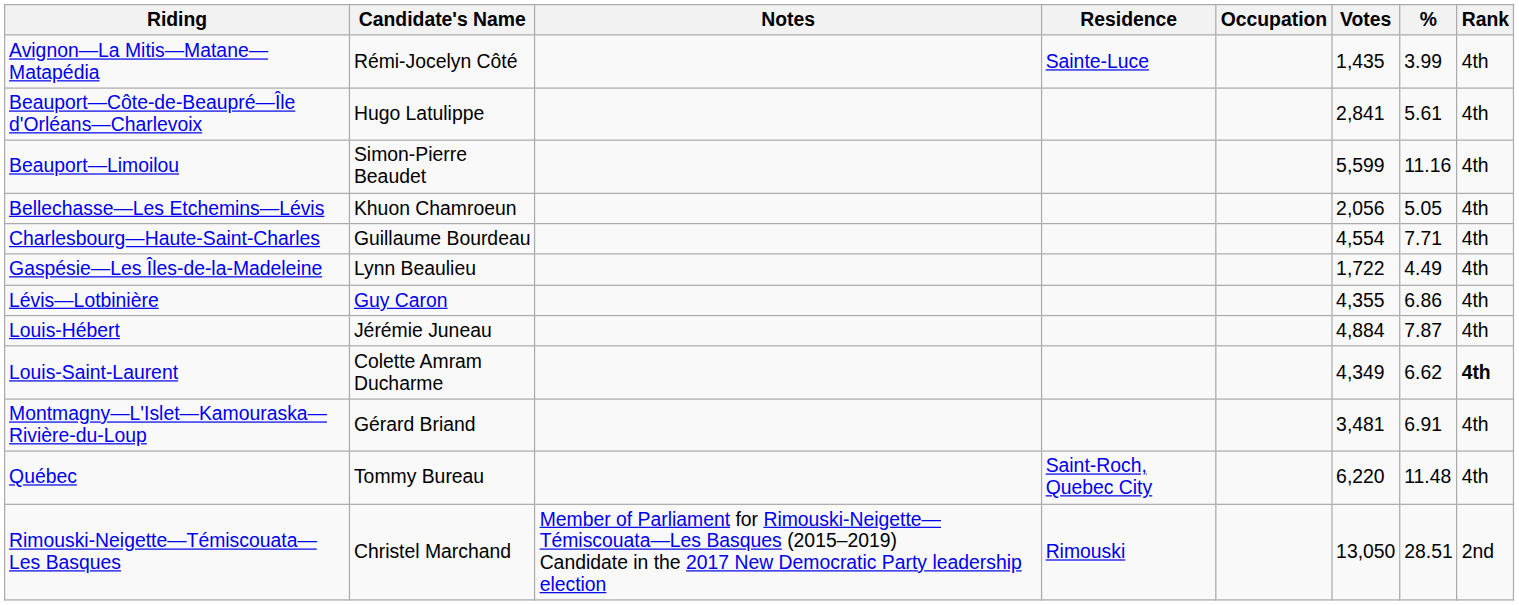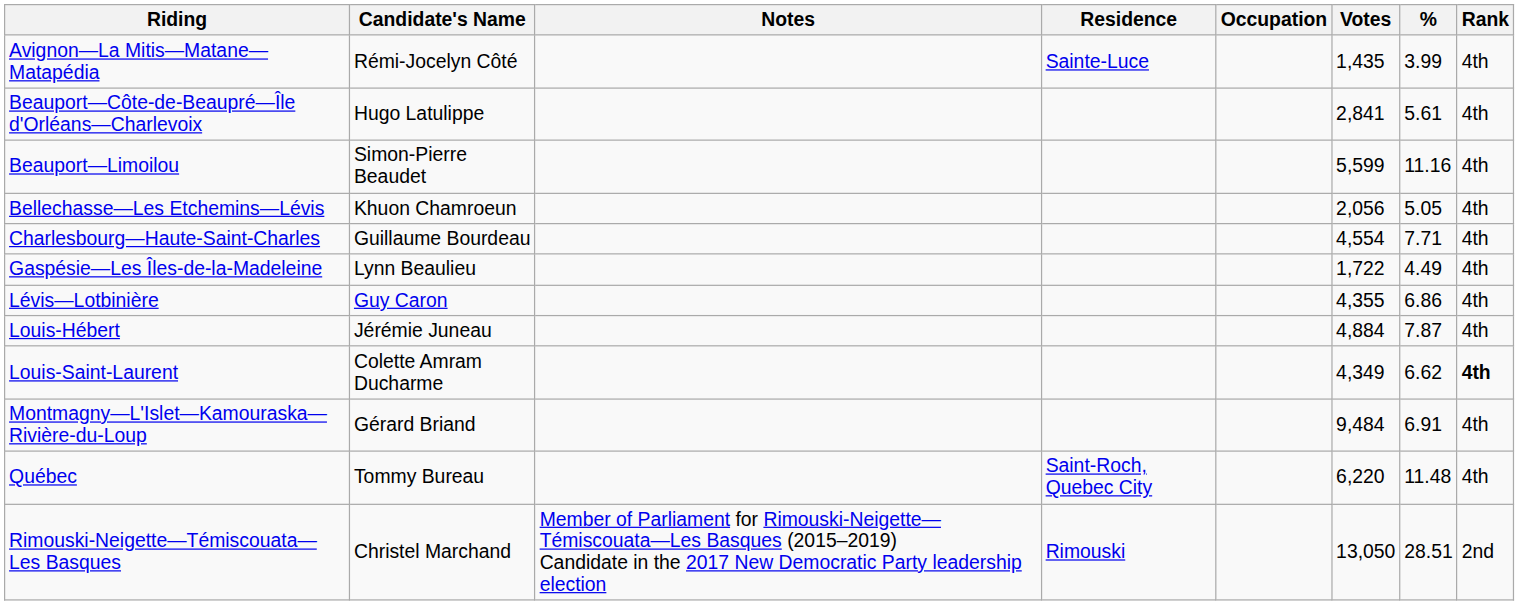(1360, 424) 3,481 -> (1360, 424) 9,484
